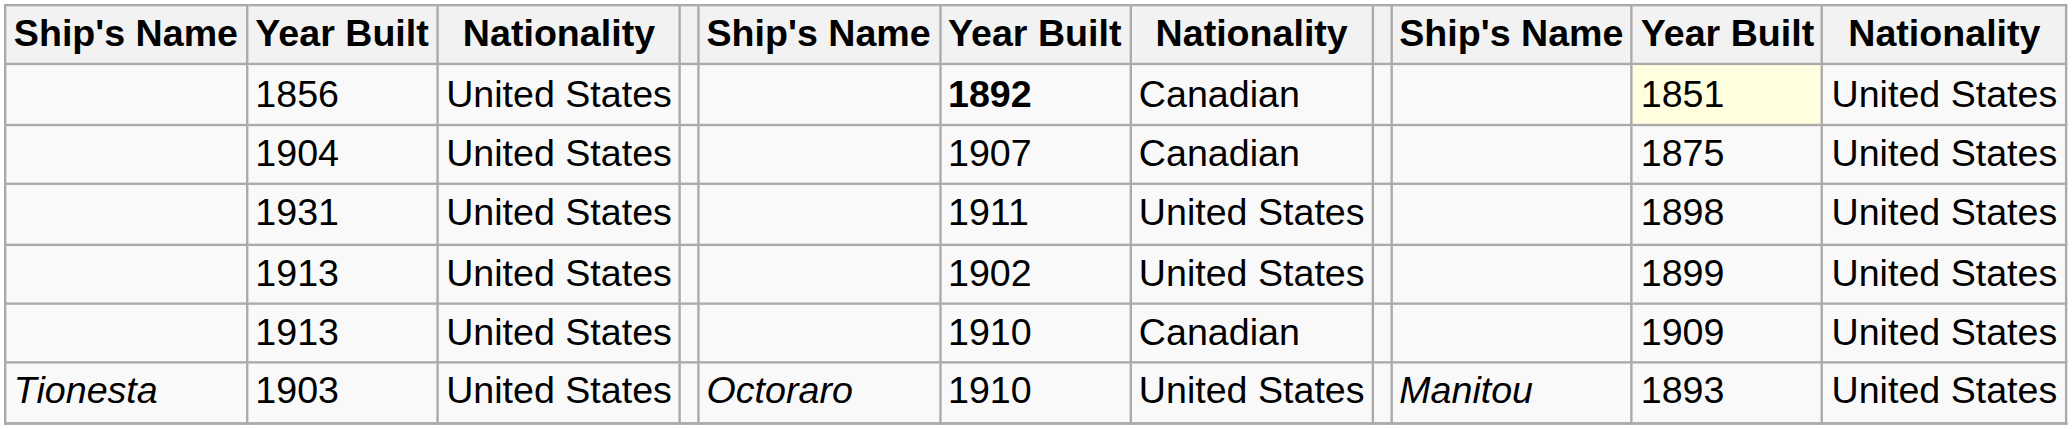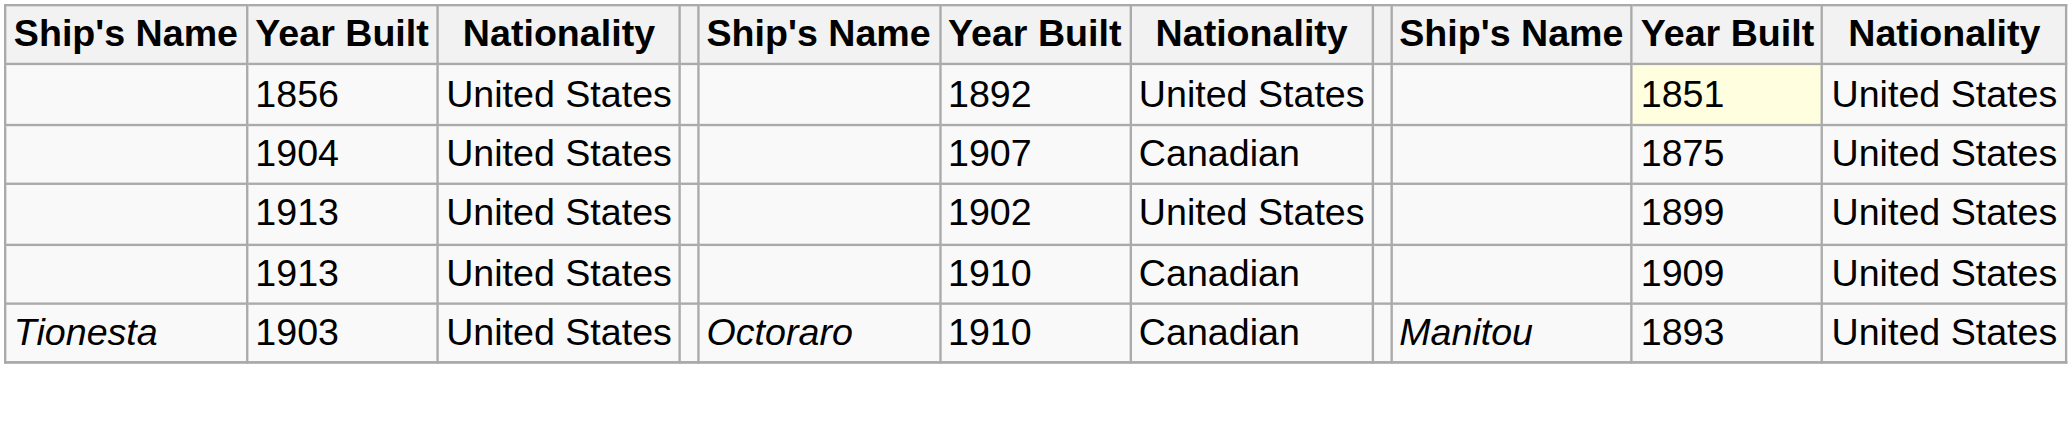(990, 93) bold -> (990, 93) normal
(1219, 93) Canadian -> (1252, 93) United States
- row: (126, 214)
(1252, 392) United States -> (1219, 332) Canadian
